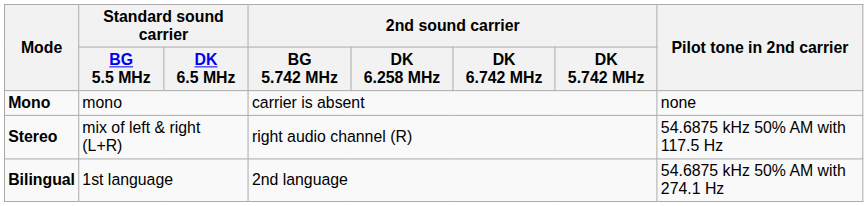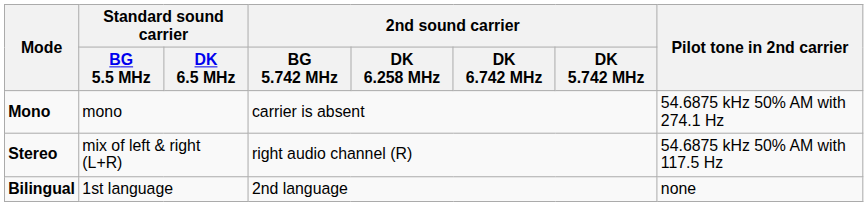(678, 102) none -> (753, 111) 54.6875 kHz 50% AM with 274.1 Hz
(753, 179) 54.6875 kHz 50% AM with 274.1 Hz -> (678, 188) none
